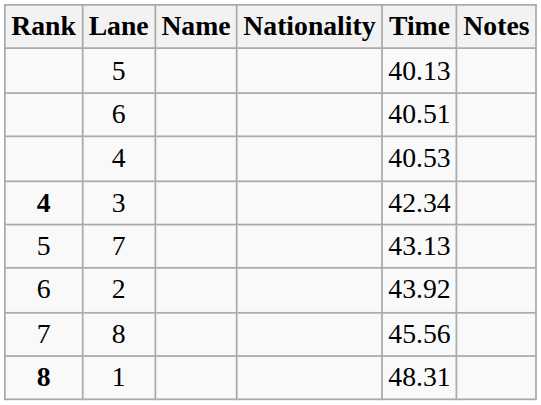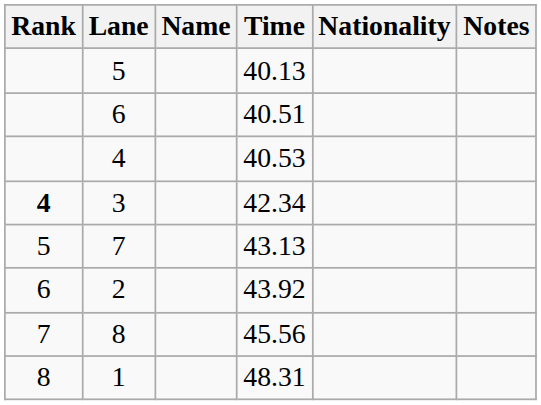columns swapped: (309, 26) <-> (419, 26)
(44, 377) bold -> (44, 377) normal
